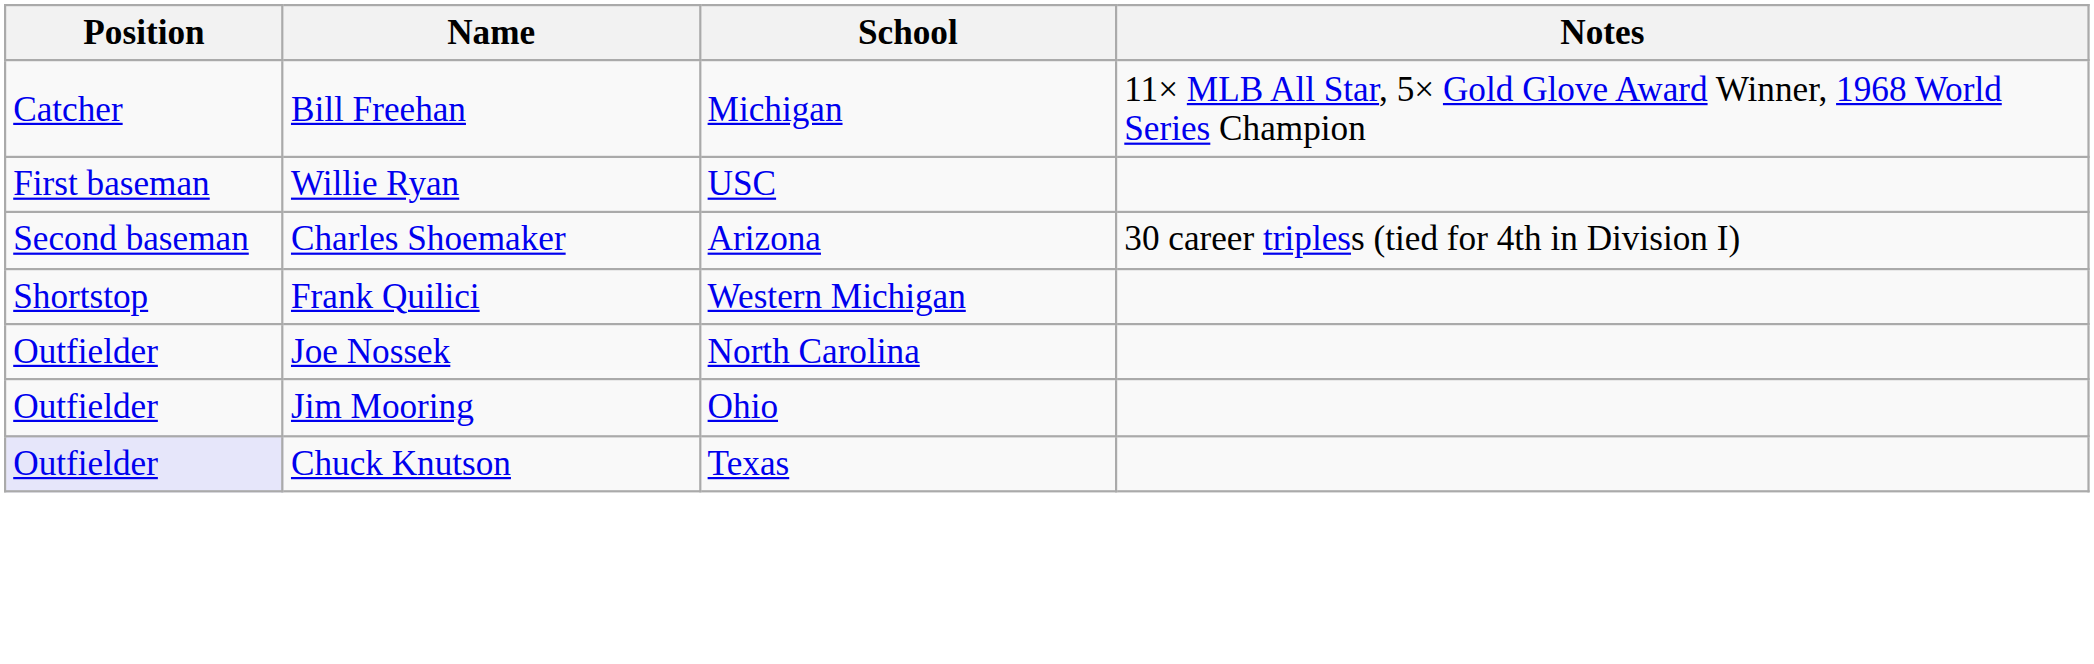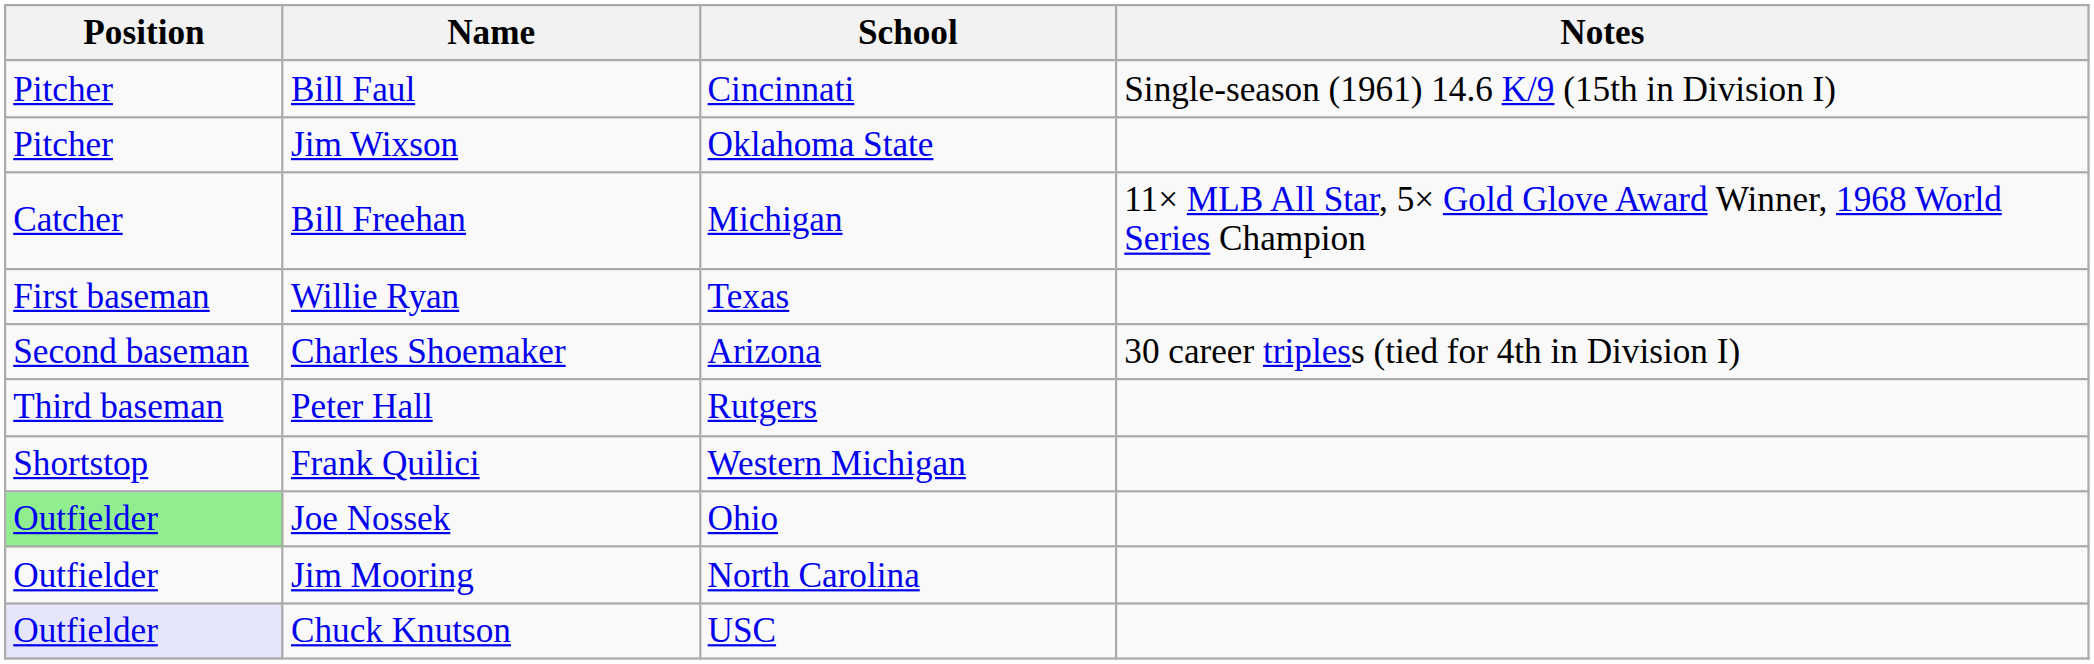+ row: (353, 88)
+ row: (375, 144)
(742, 183) USC -> (748, 295) Texas
+ row: (362, 406)
(86, 351) no background -> (86, 518) lightgreen background
(814, 351) North Carolina -> (743, 518) Ohio
(743, 406) Ohio -> (814, 574) North Carolina
(748, 462) Texas -> (742, 630) USC
